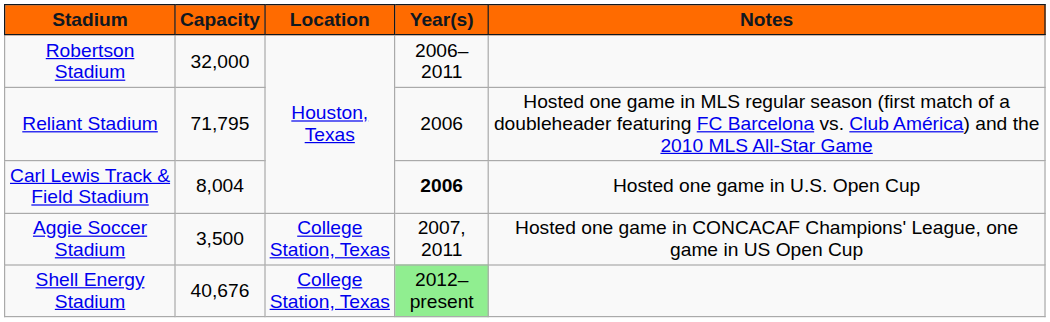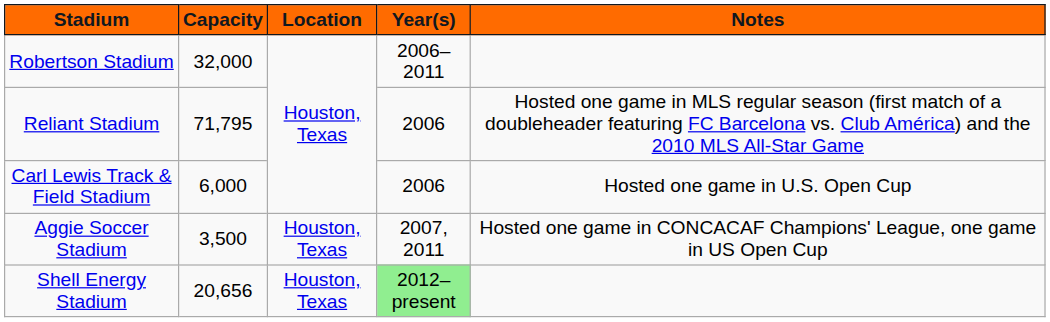(220, 186) 8,004 -> (223, 186) 6,000
(442, 186) bold -> (424, 186) normal
(330, 238) College Station, Texas -> (322, 238) Houston, Texas
(220, 290) 40,676 -> (223, 290) 20,656
(330, 290) College Station, Texas -> (322, 290) Houston, Texas
